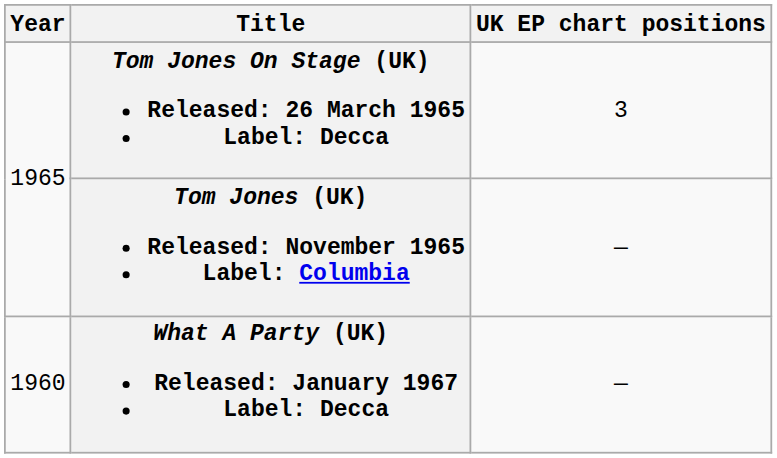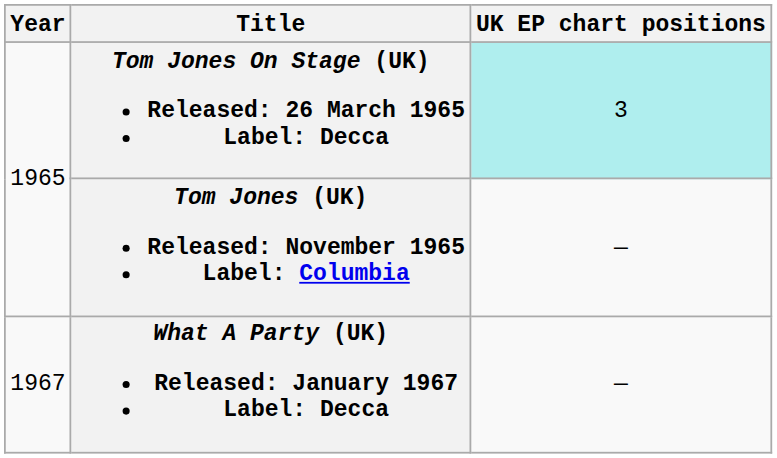(621, 111) no background -> (621, 111) paleturquoise background
(38, 384) 1960 -> (38, 384) 1967
